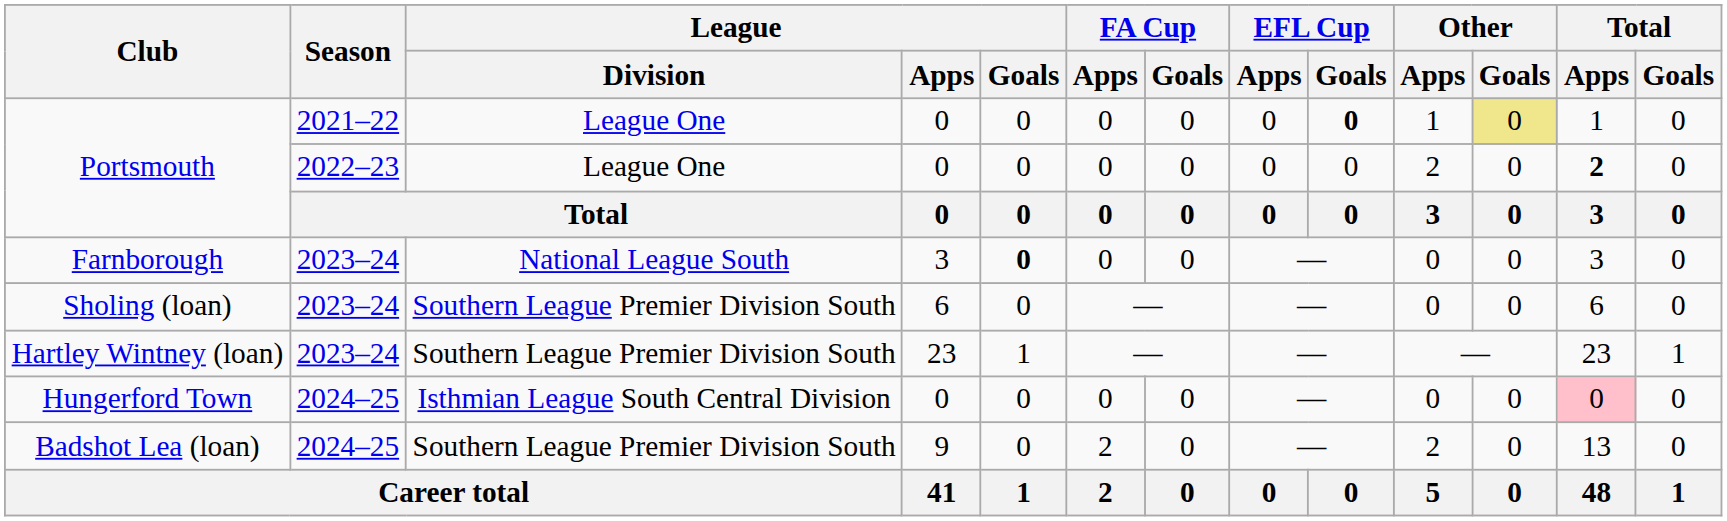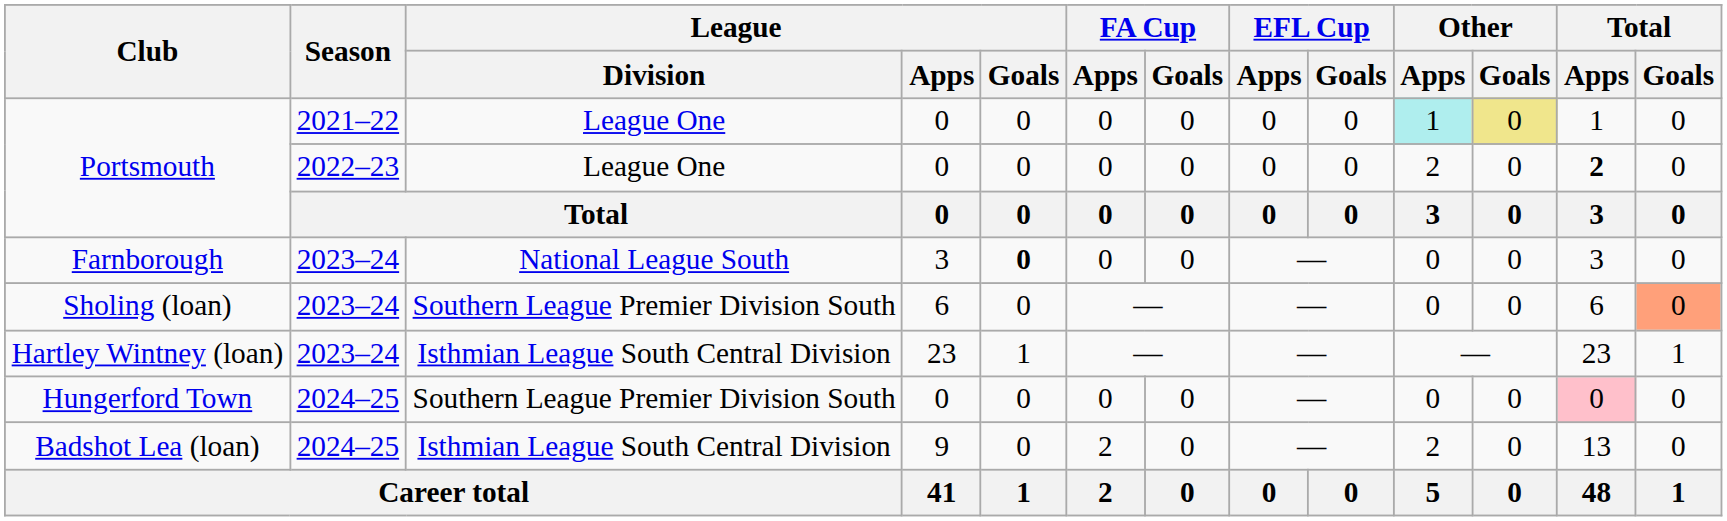(1351, 120) bold -> (1351, 120) normal
(1433, 120) no background -> (1433, 120) paleturquoise background
(1678, 306) no background -> (1678, 306) lightsalmon background
(654, 352) Southern League Premier Division South -> (654, 352) Isthmian League South Central Division
(654, 399) Isthmian League South Central Division -> (654, 399) Southern League Premier Division South
(654, 445) Southern League Premier Division South -> (654, 445) Isthmian League South Central Division
